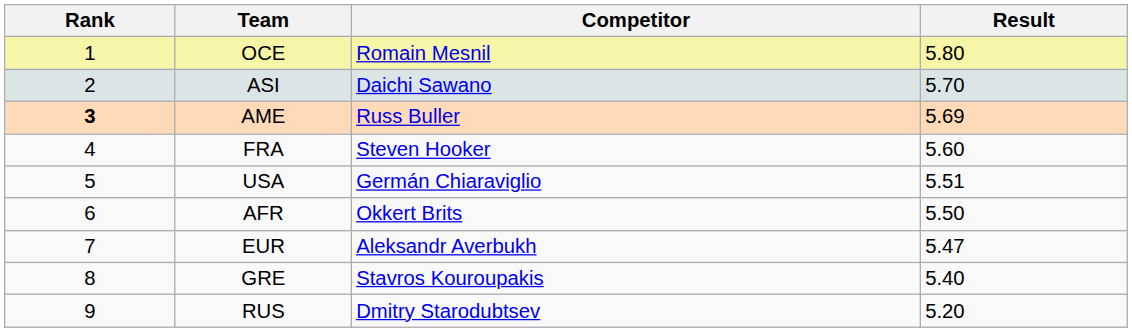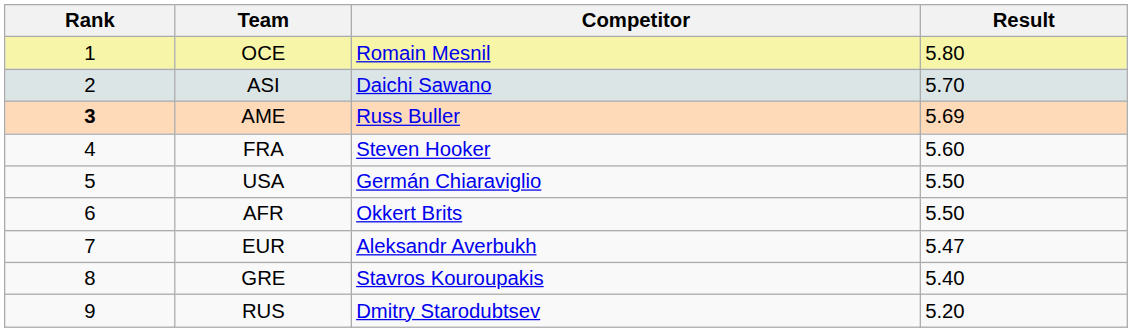(945, 181) 5.51 -> (945, 181) 5.50
